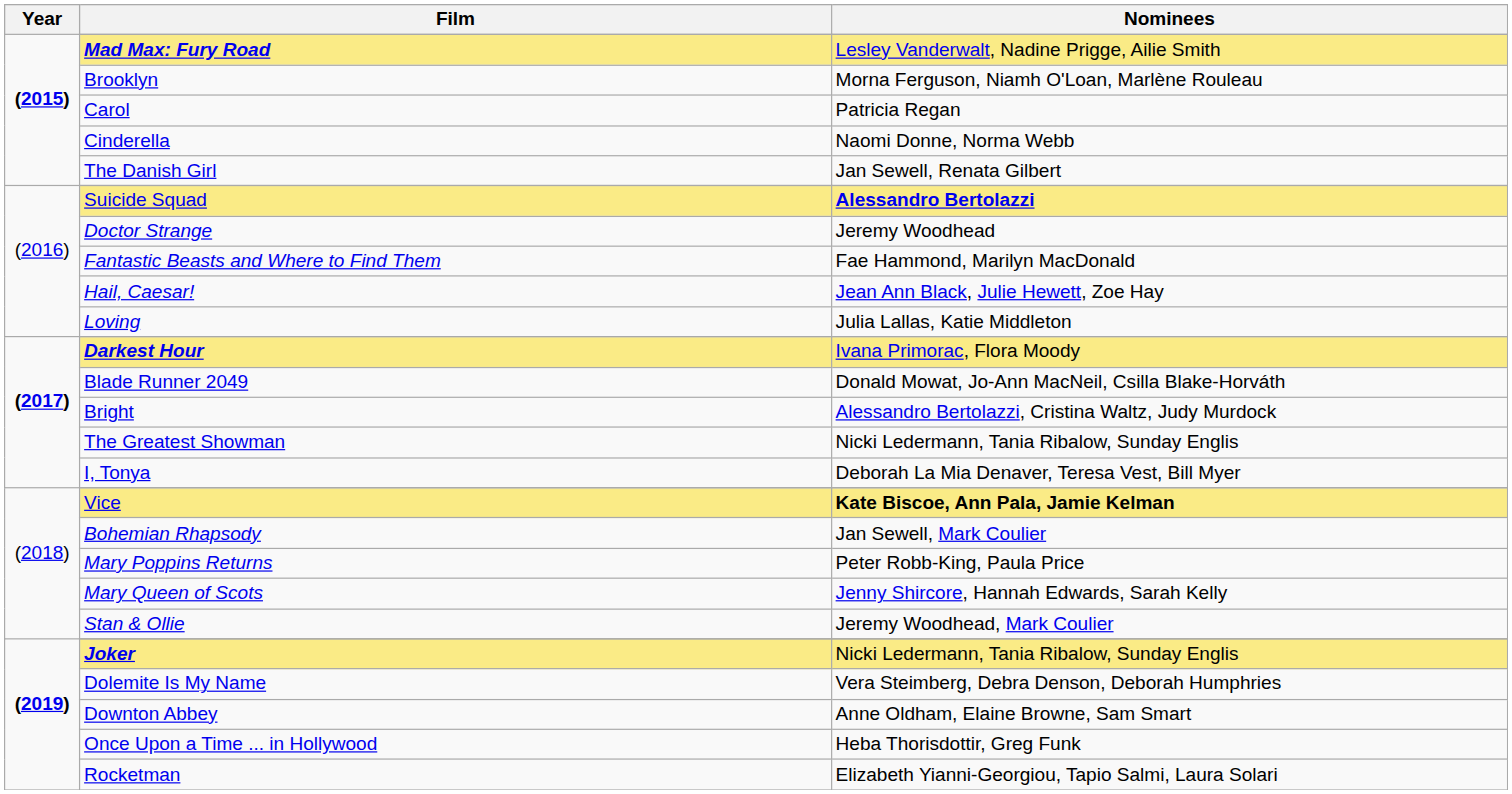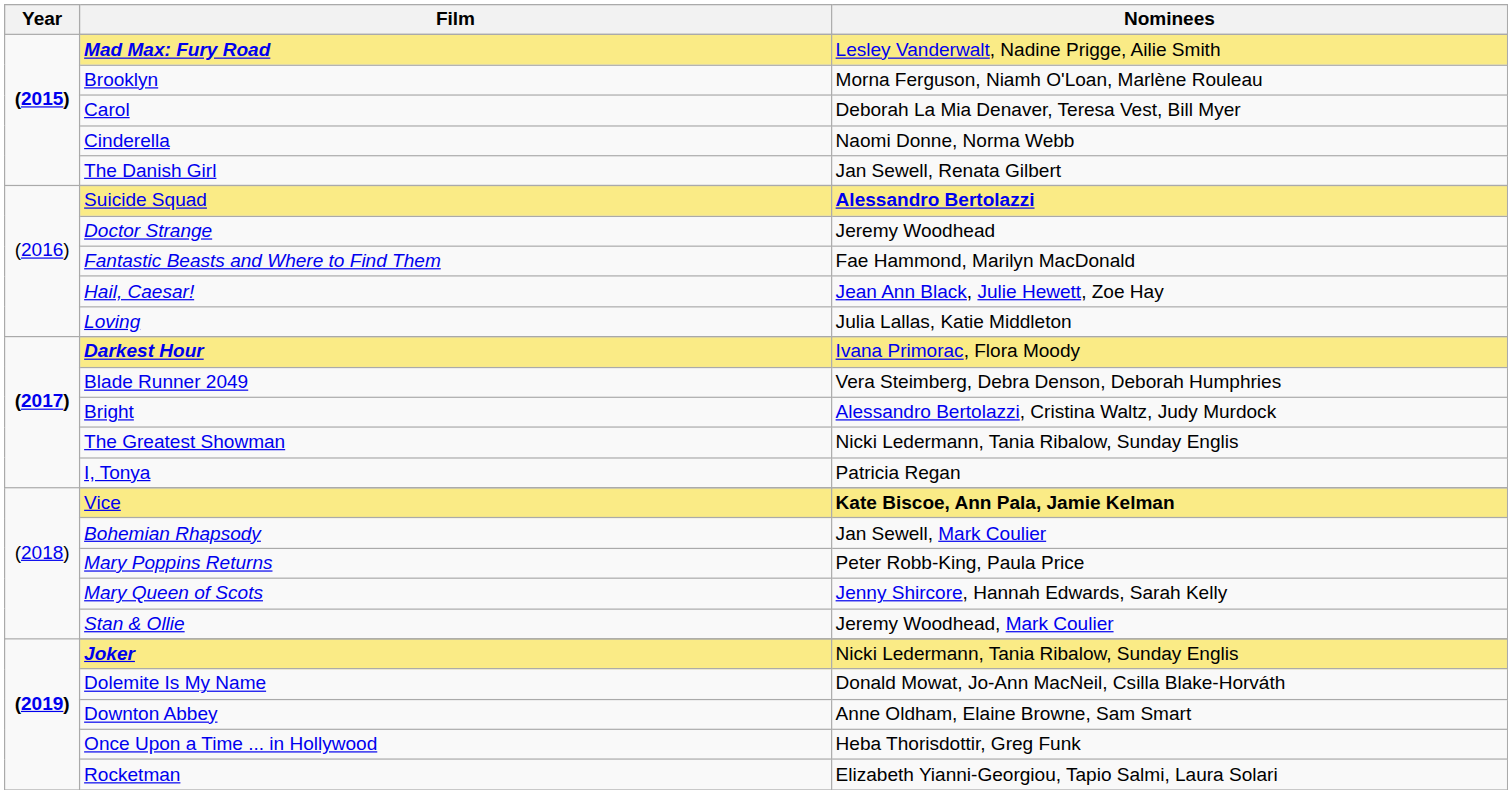(898, 110) Patricia Regan -> (1038, 110) Deborah La Mia Denaver, Teresa Vest, Bill Myer
(1060, 381) Donald Mowat, Jo-Ann MacNeil, Csilla Blake-Horváth -> (1058, 381) Vera Steimberg, Debra Denson, Deborah Humphries
(1038, 472) Deborah La Mia Denaver, Teresa Vest, Bill Myer -> (898, 472) Patricia Regan
(1058, 683) Vera Steimberg, Debra Denson, Deborah Humphries -> (1060, 683) Donald Mowat, Jo-Ann MacNeil, Csilla Blake-Horváth
